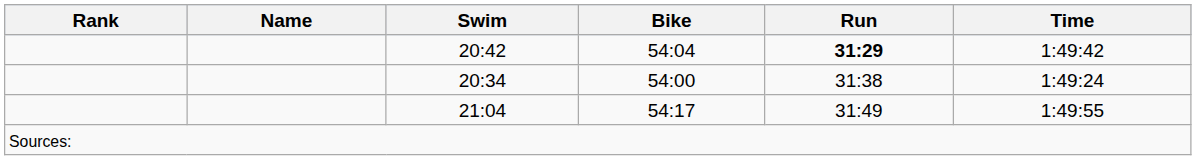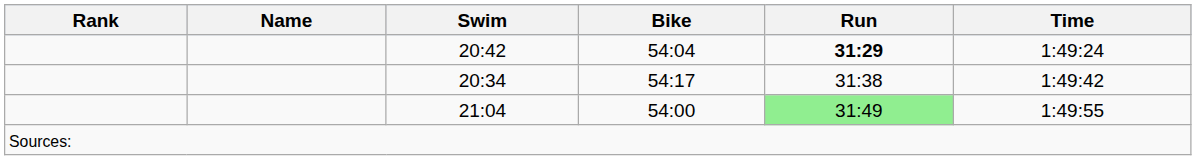(1072, 50) 1:49:42 -> (1072, 50) 1:49:24
(671, 80) 54:00 -> (671, 80) 54:17
(1072, 80) 1:49:24 -> (1072, 80) 1:49:42
(671, 110) 54:17 -> (671, 110) 54:00
(859, 110) no background -> (859, 110) lightgreen background
